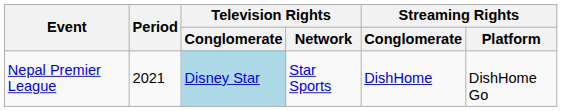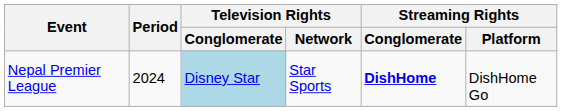(149, 78) 2021 -> (149, 78) 2024
(398, 78) normal -> (400, 78) bold
